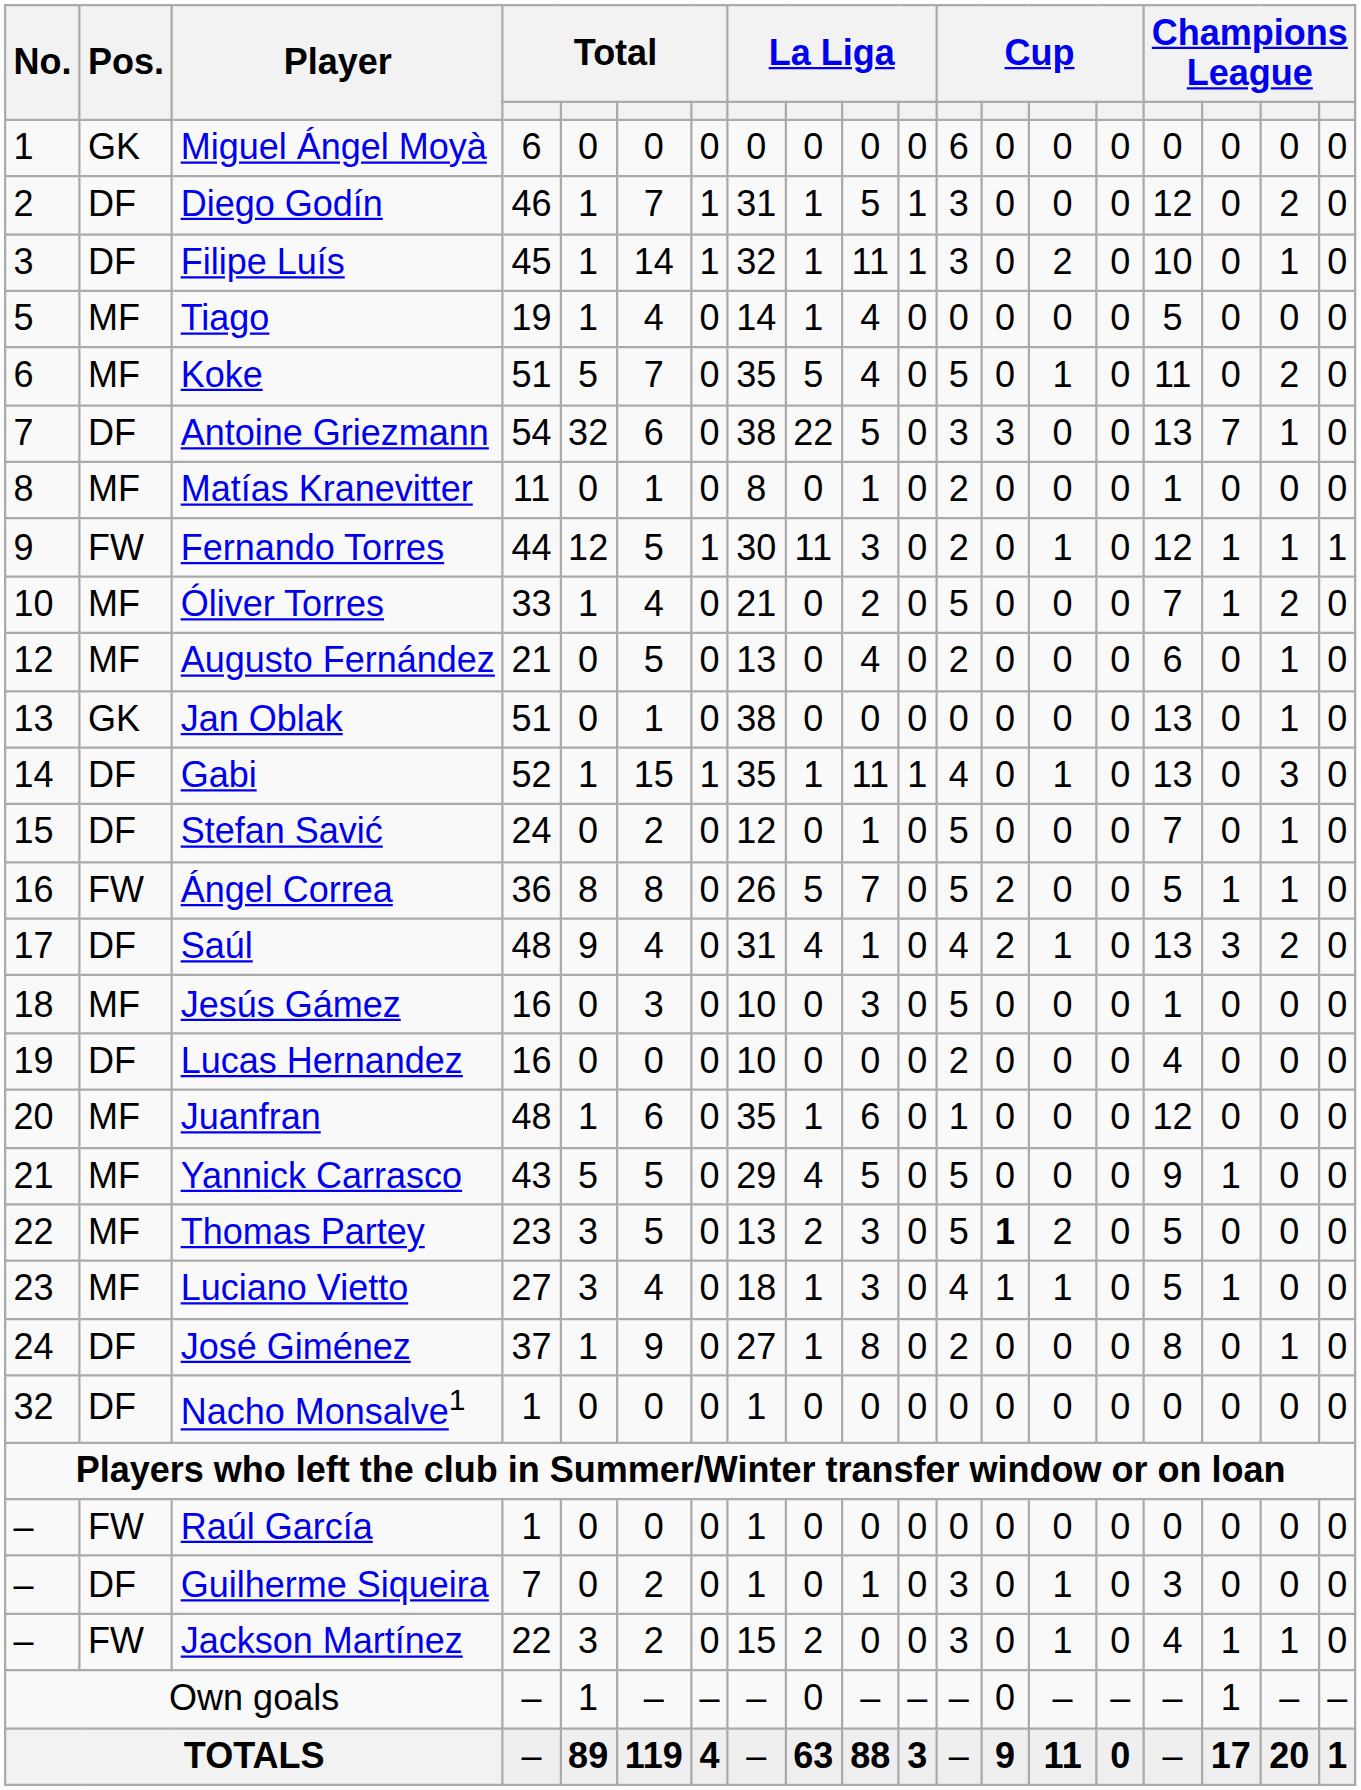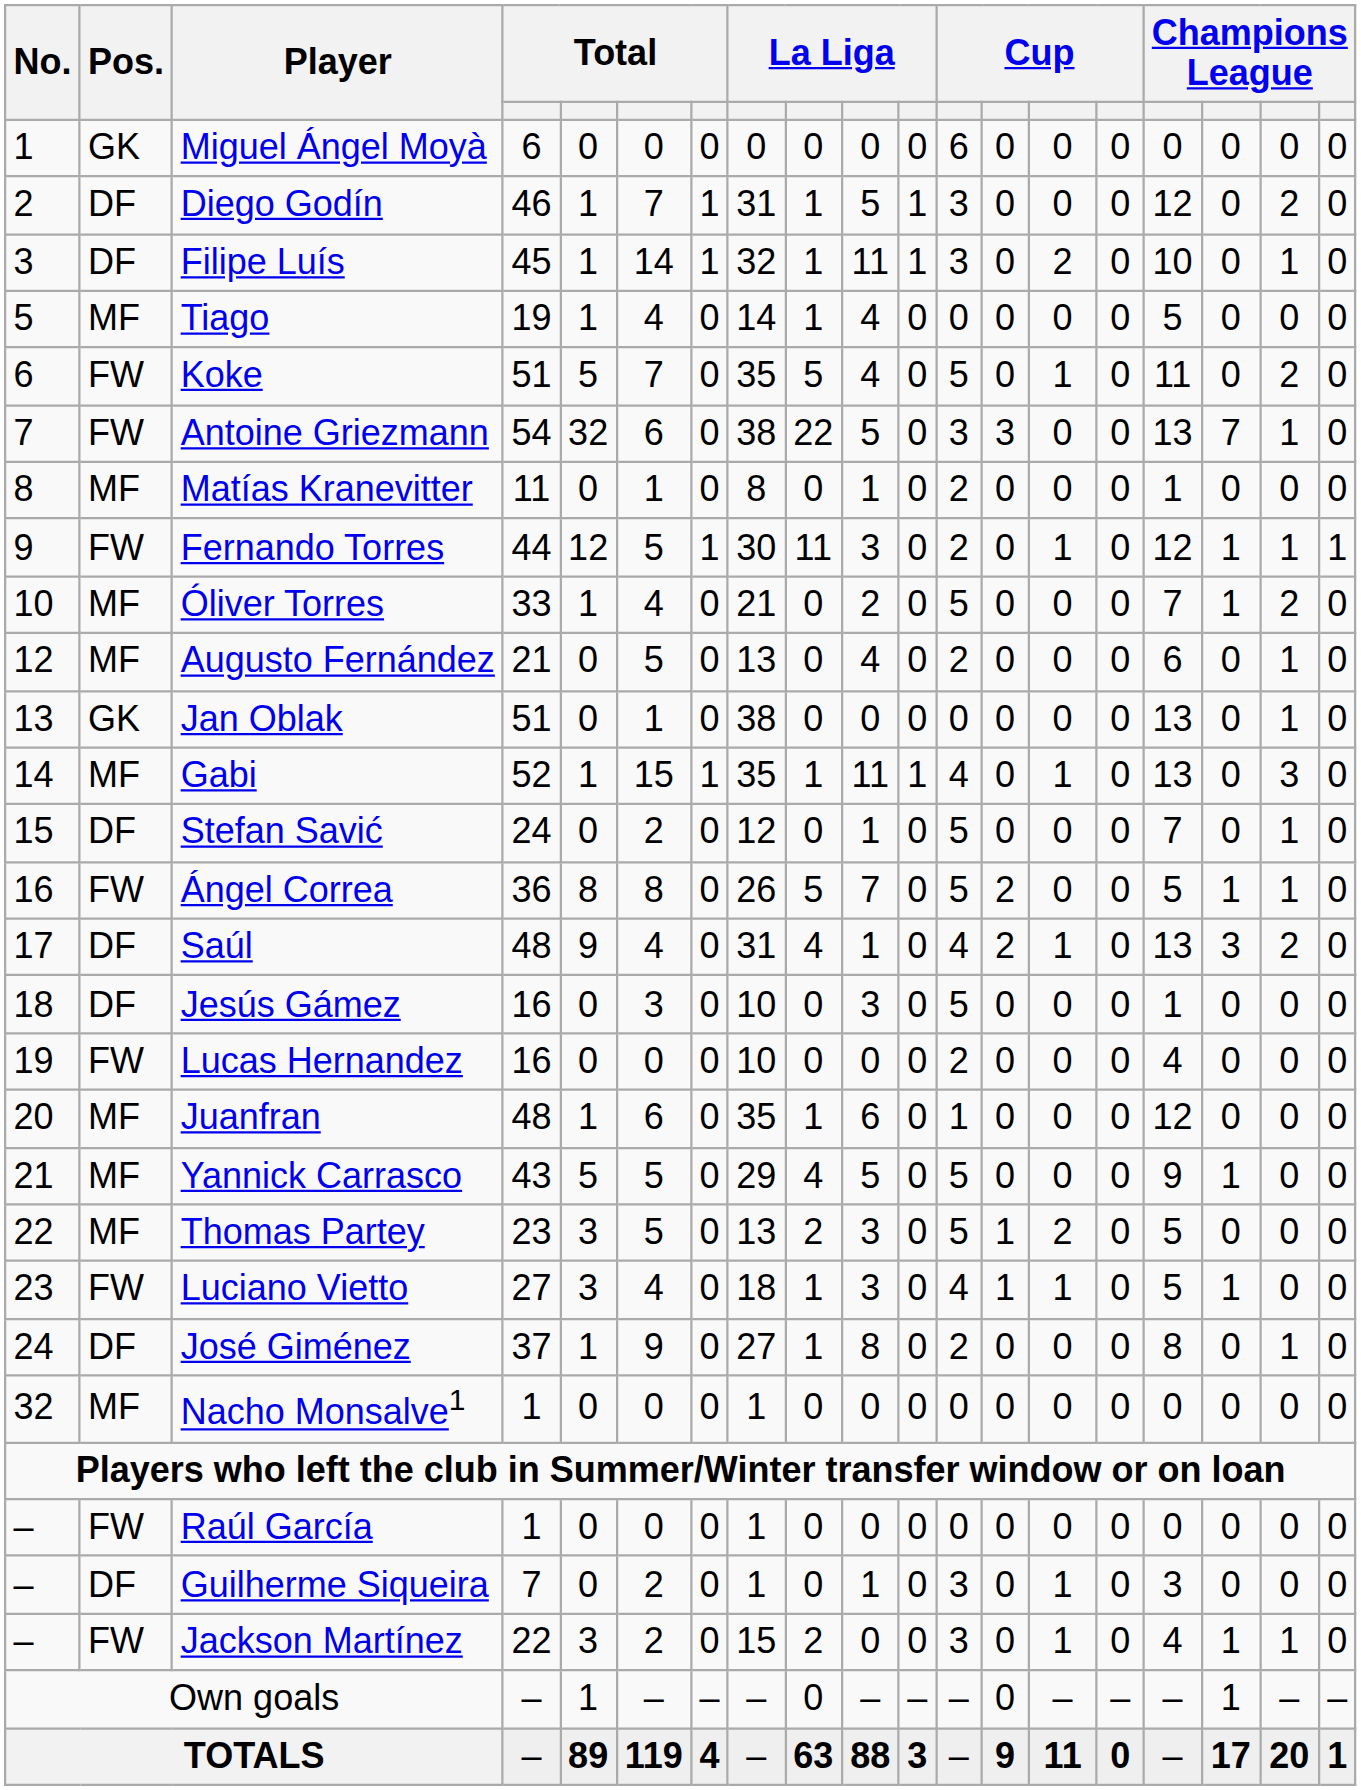(114, 375) MF -> (116, 375) FW
(112, 432) DF -> (116, 432) FW
(112, 775) DF -> (114, 775) MF
(114, 1003) MF -> (112, 1003) DF
(112, 1060) DF -> (116, 1060) FW
(1005, 1232) bold -> (1005, 1232) normal
(114, 1289) MF -> (116, 1289) FW
(112, 1408) DF -> (114, 1408) MF
